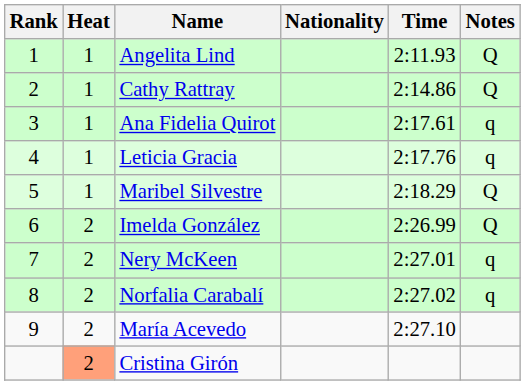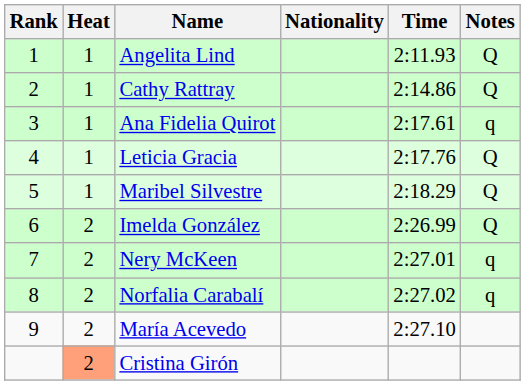(490, 158) q -> (490, 158) Q
